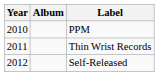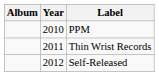columns swapped: (48, 12) <-> (17, 12)
